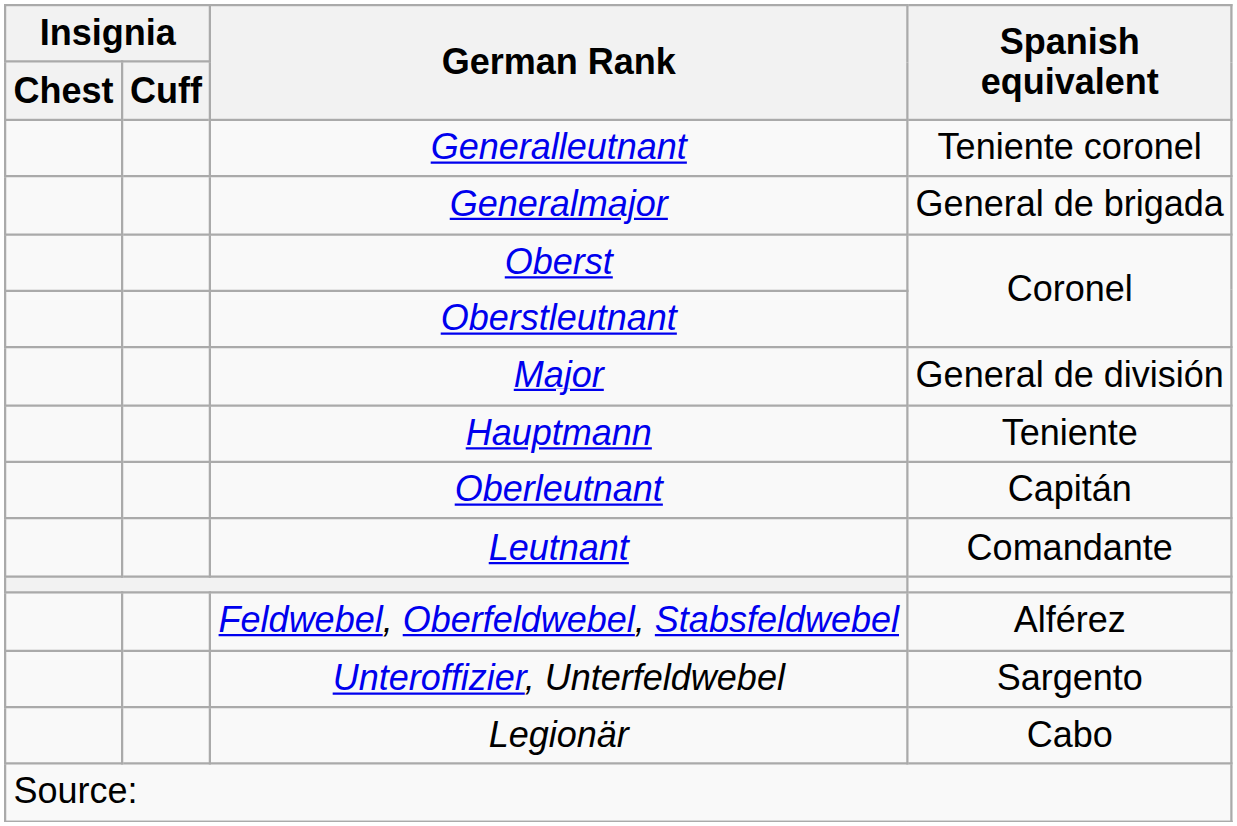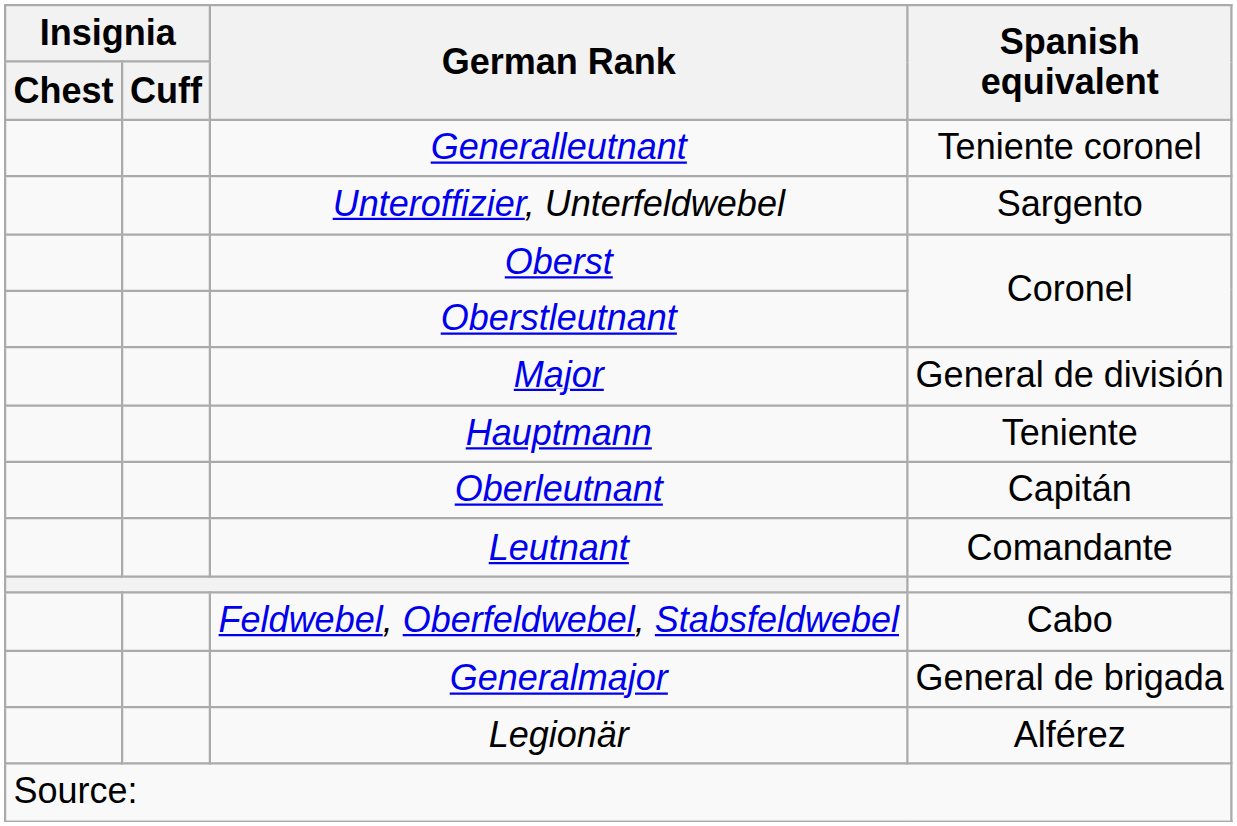rows swapped: (559, 204) <-> (559, 677)
(1070, 620) Alférez -> (1070, 620) Cabo
(1070, 734) Cabo -> (1070, 734) Alférez
